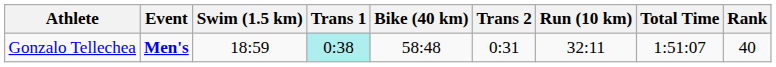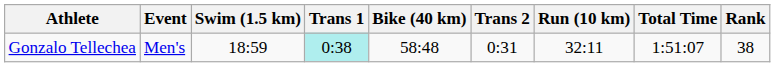(166, 47) bold -> (165, 47) normal
(747, 47) 40 -> (745, 47) 38
